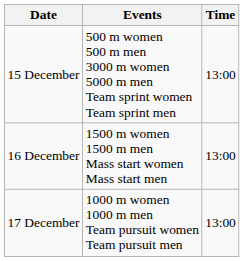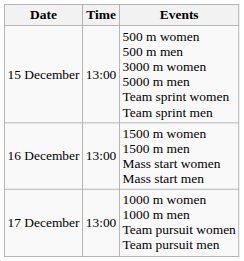columns swapped: (221, 15) <-> (142, 15)
